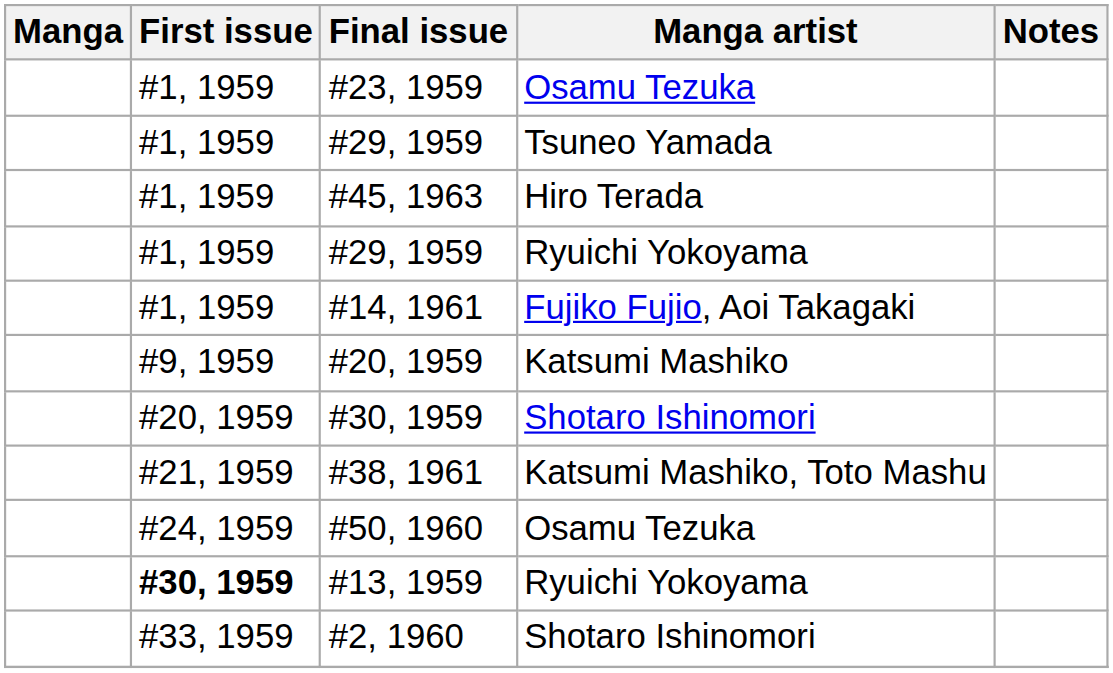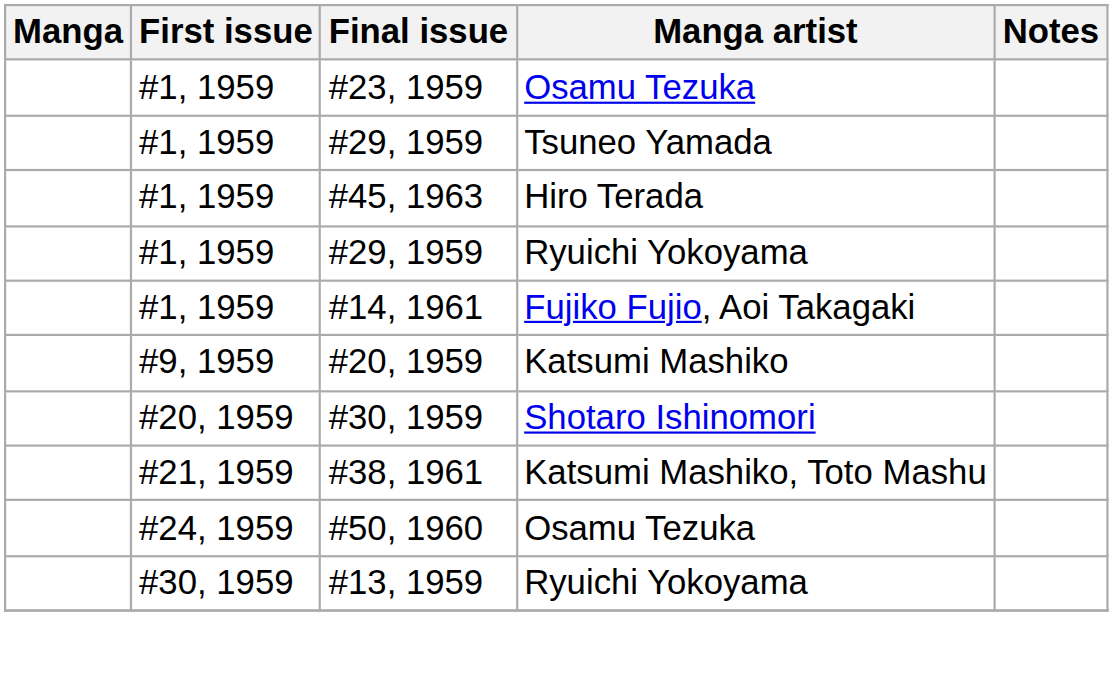(216, 582) bold -> (216, 582) normal
- row: (396, 637)
